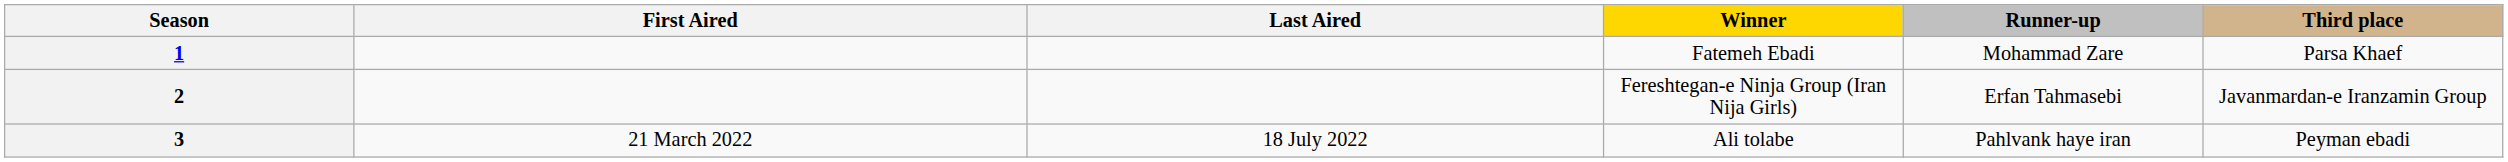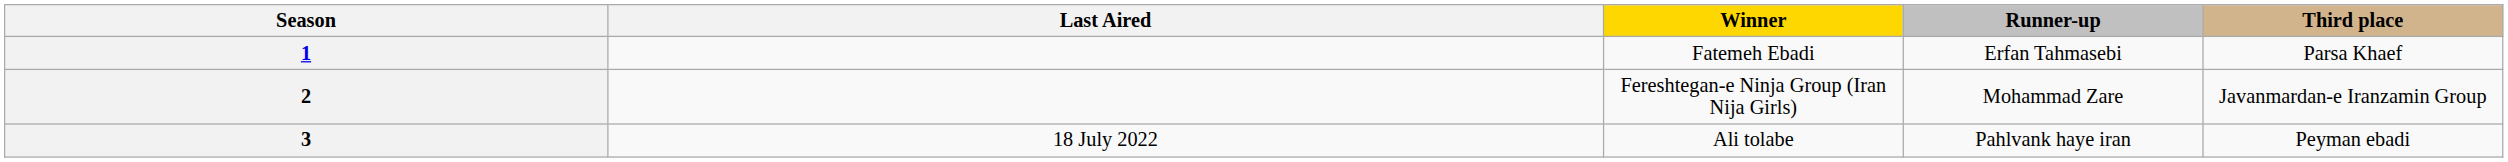- column: (690, 20)
(2053, 52) Mohammad Zare -> (2053, 52) Erfan Tahmasebi
(2053, 96) Erfan Tahmasebi -> (2053, 96) Mohammad Zare
